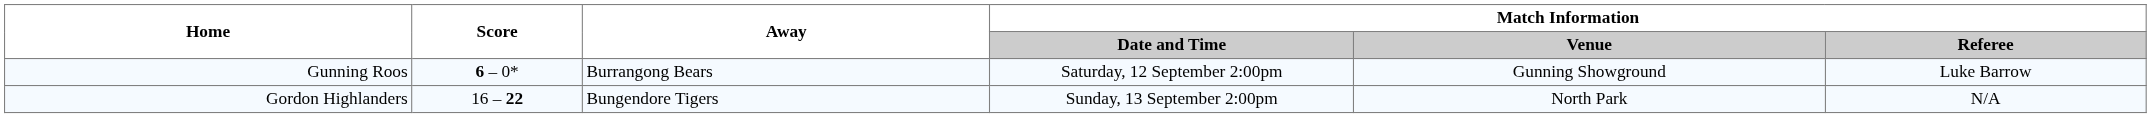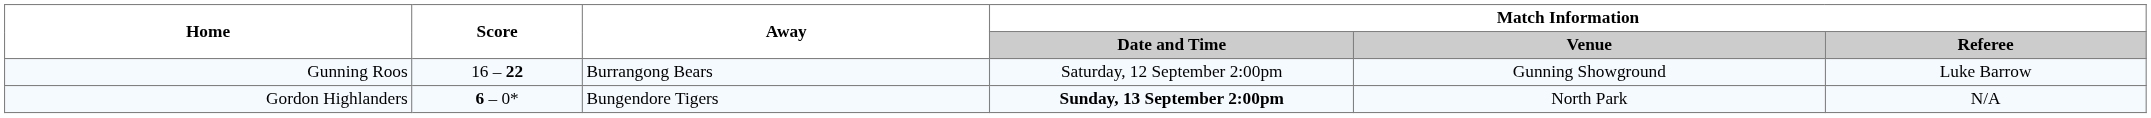(497, 72) 6 – 0* -> (497, 72) 16 – 22
(497, 99) 16 – 22 -> (497, 99) 6 – 0*
(1172, 99) normal -> (1172, 99) bold
